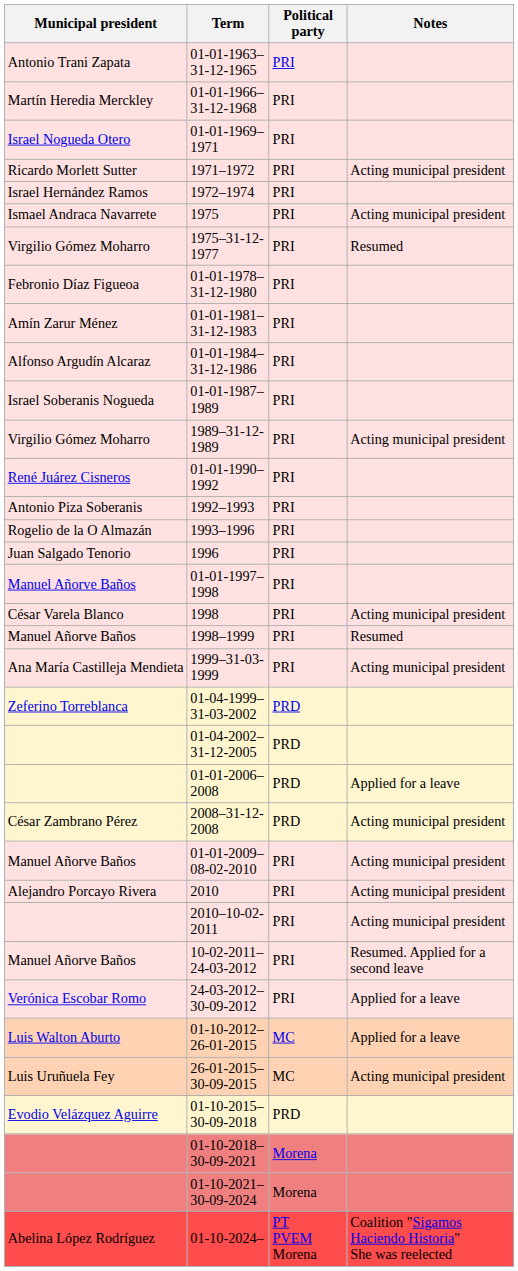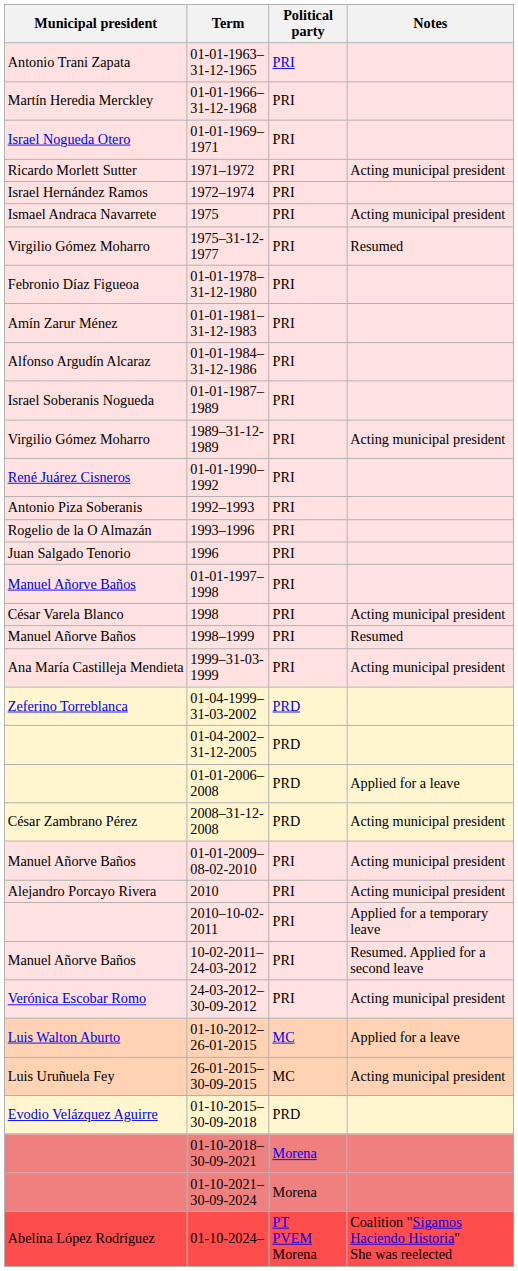(428, 921) Acting municipal president -> (419, 921) Applied for a temporary leave
(405, 999) Applied for a leave -> (428, 999) Acting municipal president
